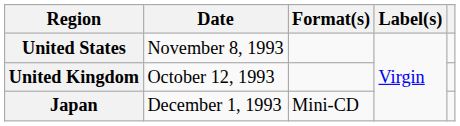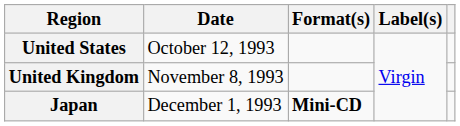(216, 47) November 8, 1993 -> (211, 47) October 12, 1993
(211, 76) October 12, 1993 -> (216, 76) November 8, 1993
(326, 105) normal -> (327, 105) bold
